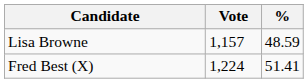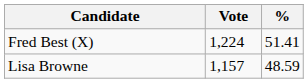rows swapped: (51, 66) <-> (48, 41)
